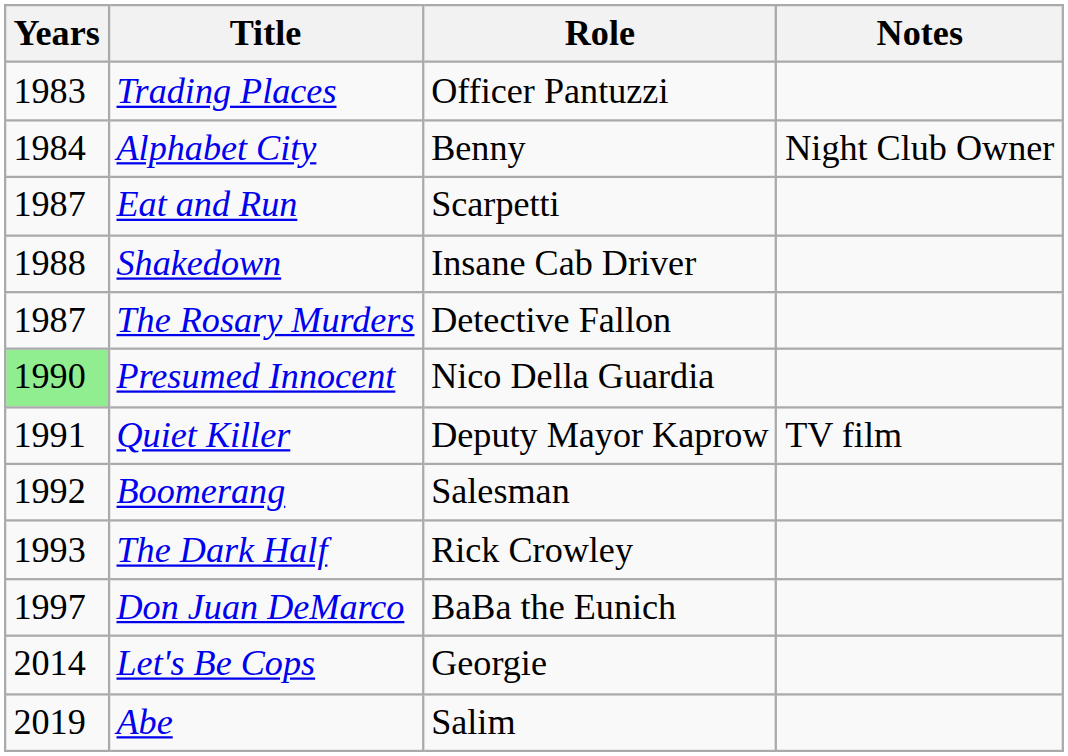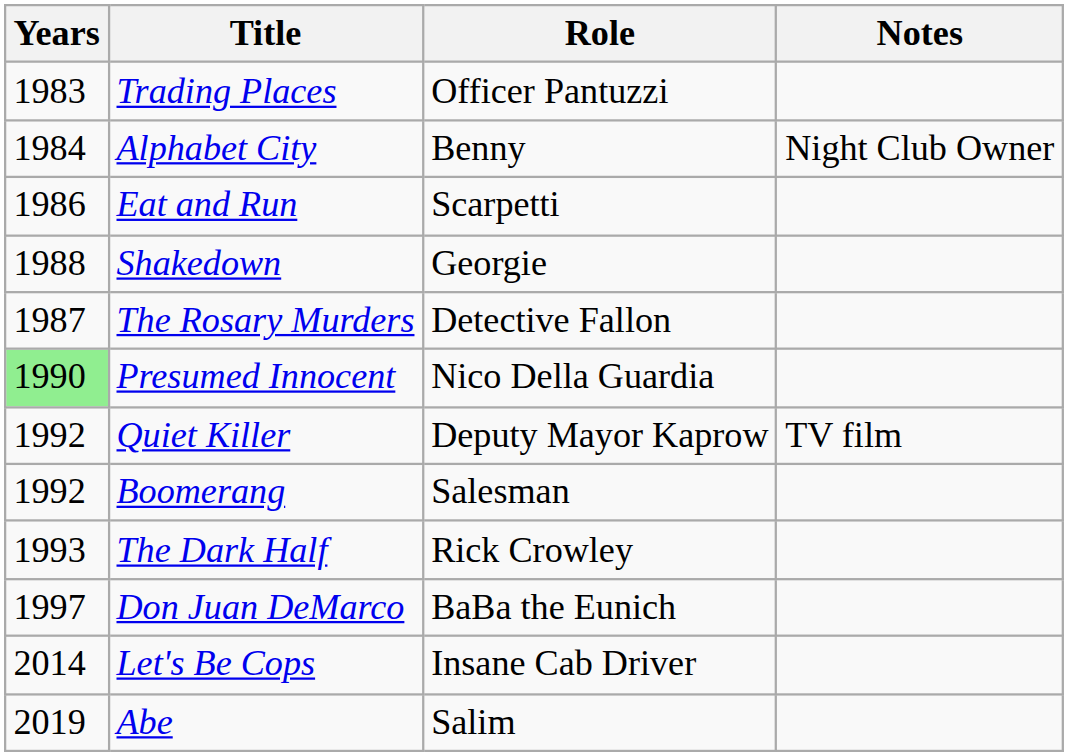(50, 205) 1987 -> (50, 205) 1986
(564, 262) Insane Cab Driver -> (489, 262) Georgie
(50, 434) 1991 -> (50, 434) 1992
(489, 663) Georgie -> (564, 663) Insane Cab Driver
